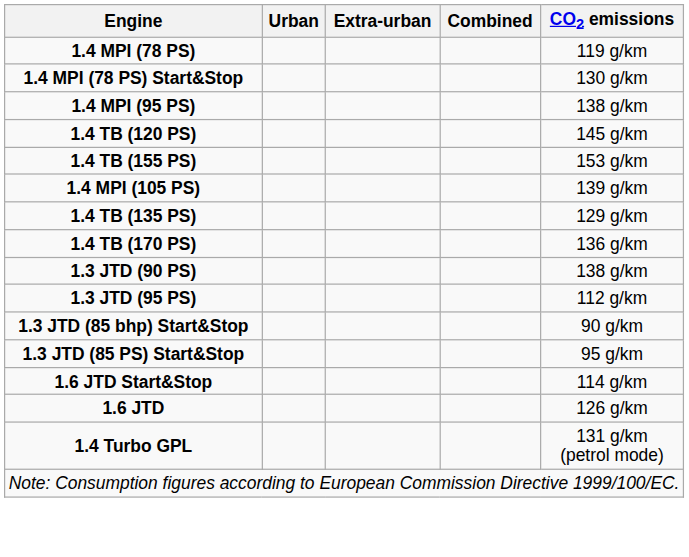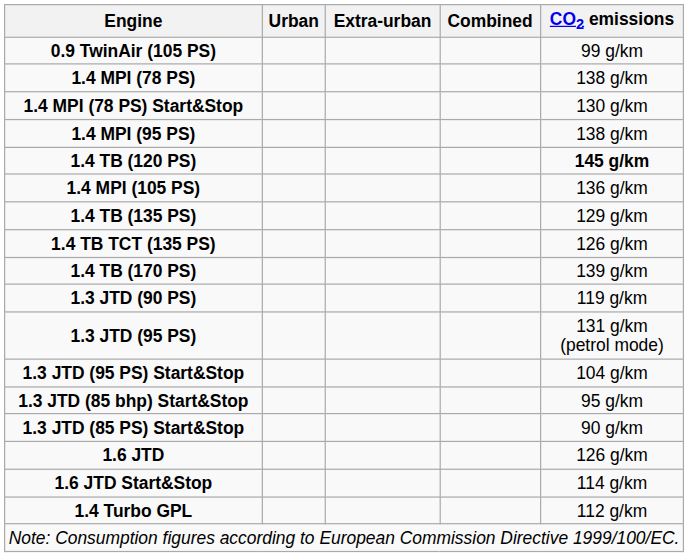+ row: (133, 51)
(612, 51) 119 g/km -> (612, 79) 138 g/km
(612, 134) normal -> (612, 161) bold
- row: (133, 161)
(612, 189) 139 g/km -> (612, 189) 136 g/km
+ row: (133, 244)
(612, 244) 136 g/km -> (612, 271) 139 g/km
(612, 271) 138 g/km -> (612, 299) 119 g/km
(612, 299) 112 g/km -> (612, 336) 131 g/km (petrol mode)
+ row: (133, 373)
(612, 326) 90 g/km -> (612, 401) 95 g/km
(612, 354) 95 g/km -> (612, 428) 90 g/km
rows swapped: (133, 409) <-> (133, 381)
(612, 446) 131 g/km (petrol mode) -> (612, 511) 112 g/km
